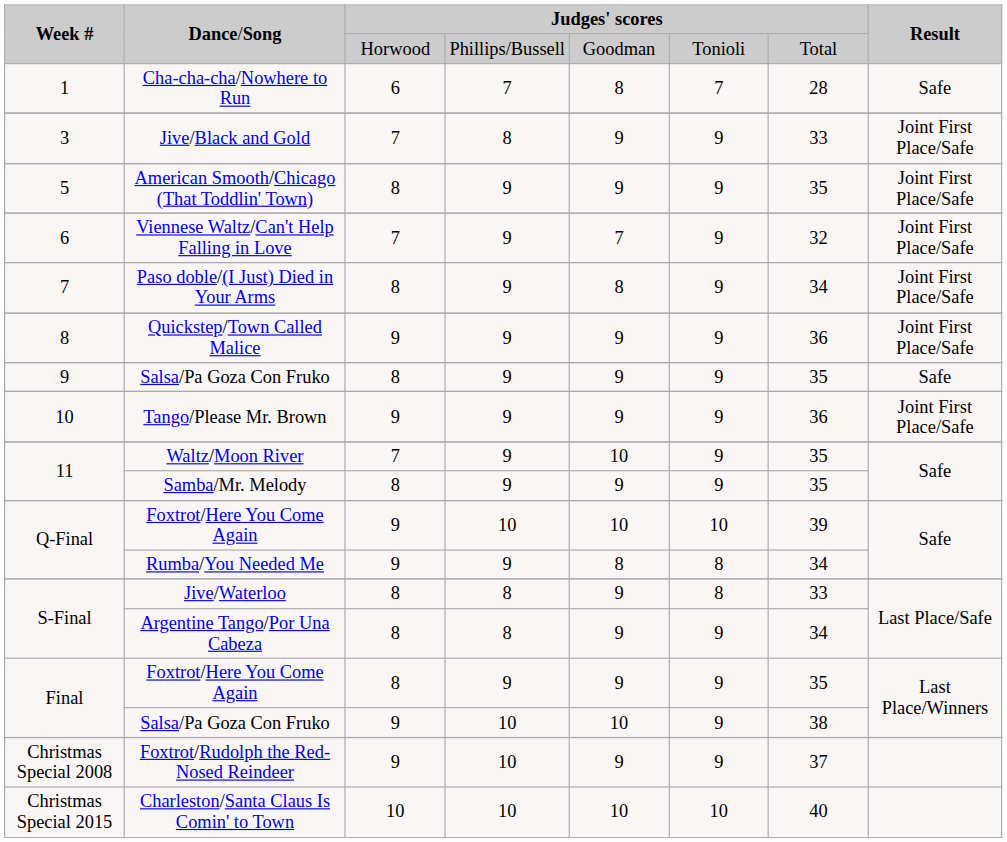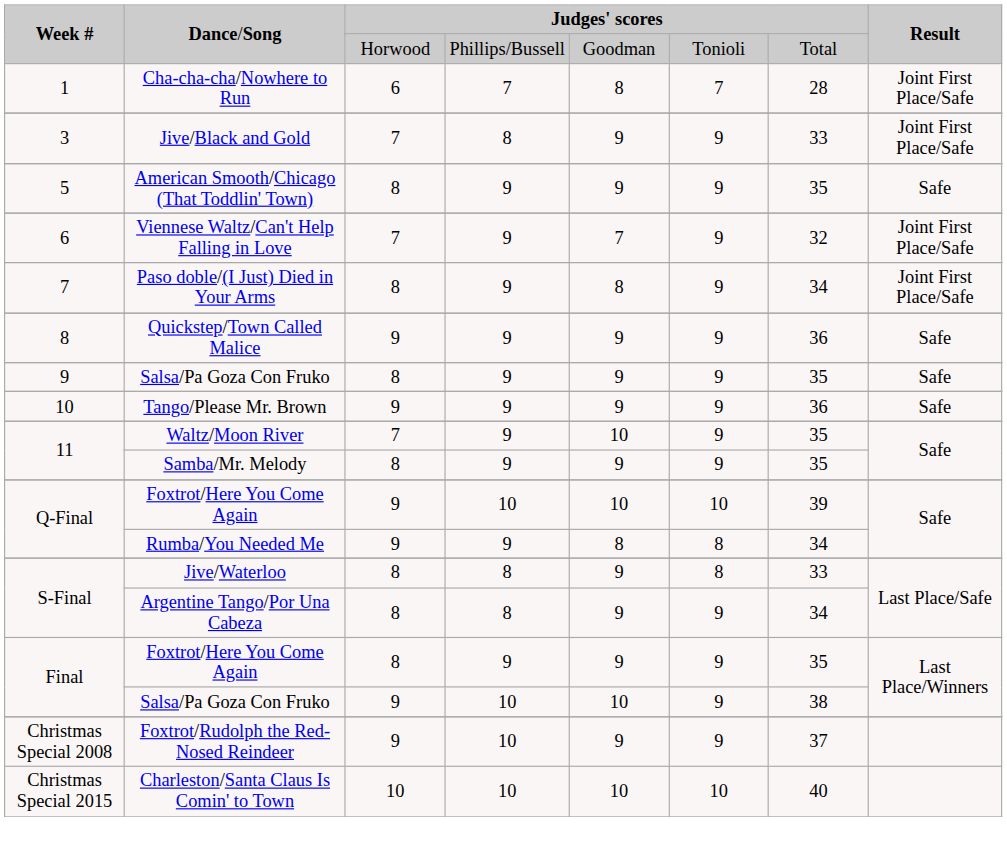(935, 88) Safe -> (935, 88) Joint First Place/Safe
(935, 187) Joint First Place/Safe -> (935, 187) Safe
(935, 337) Joint First Place/Safe -> (935, 337) Safe
(935, 416) Joint First Place/Safe -> (935, 406) Safe
